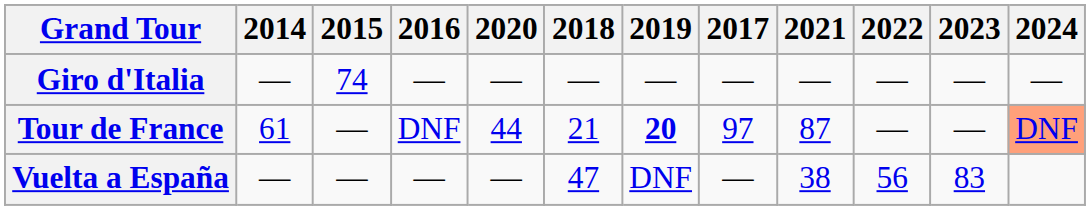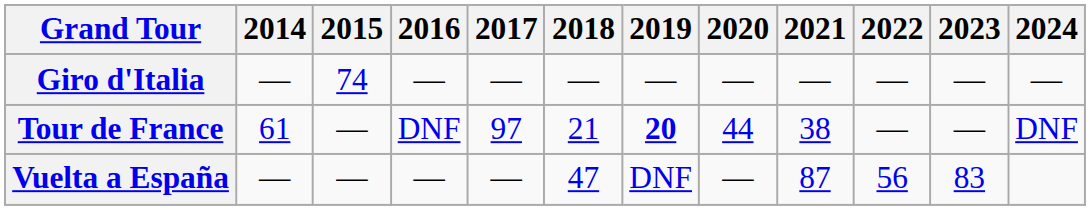columns swapped: (738, 29) <-> (506, 29)
(815, 128) 87 -> (815, 128) 38
(1047, 128) lightsalmon background -> (1047, 128) no background
(815, 178) 38 -> (815, 178) 87
